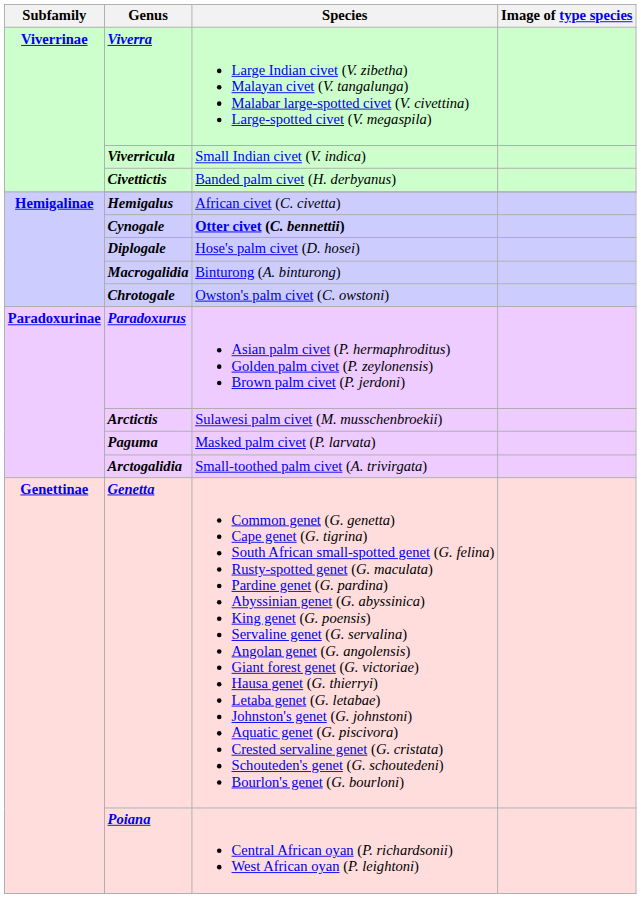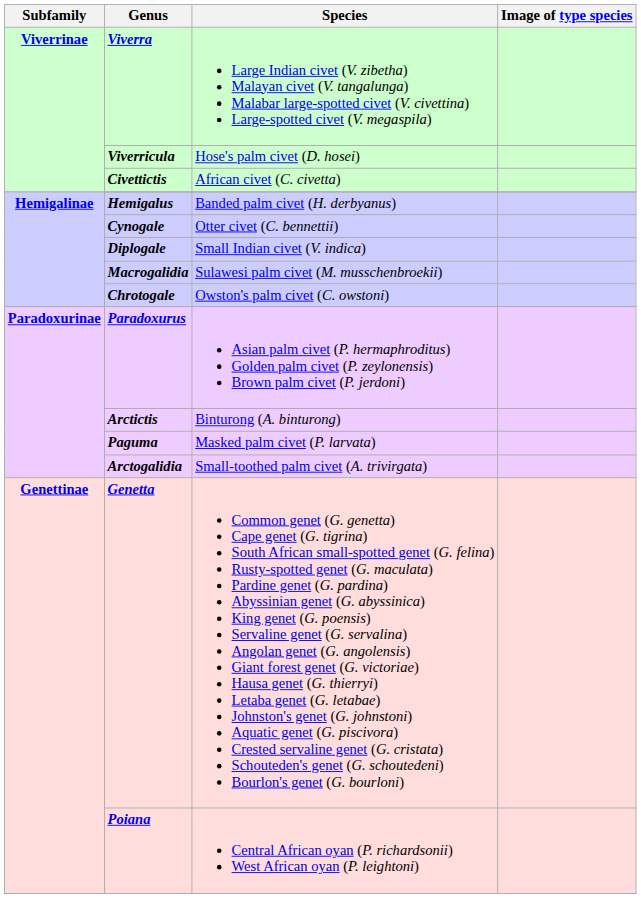(281, 156) Small Indian civet (V. indica) -> (278, 156) Hose's palm civet (D. hosei)
(296, 179) Banded palm civet (H. derbyanus) -> (268, 179) African civet (C. civetta)
(268, 203) African civet (C. civetta) -> (296, 203) Banded palm civet (H. derbyanus)
(270, 226) bold -> (267, 226) normal
(278, 249) Hose's palm civet (D. hosei) -> (281, 249) Small Indian civet (V. indica)
(268, 272) Binturong (A. binturong) -> (319, 272) Sulawesi palm civet (M. musschenbroekii)
(319, 419) Sulawesi palm civet (M. musschenbroekii) -> (268, 419) Binturong (A. binturong)
